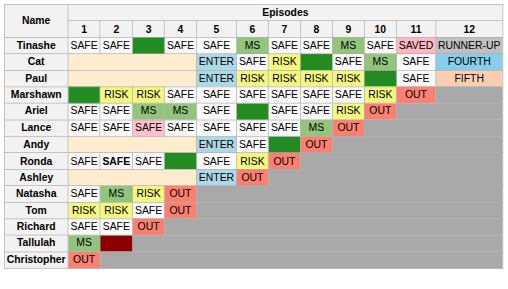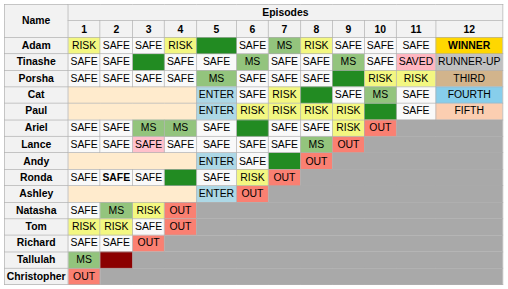+ row: (36, 45)
+ row: (36, 78)
- row: (36, 95)
